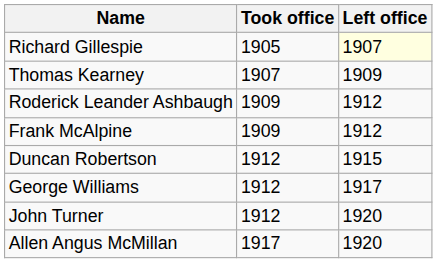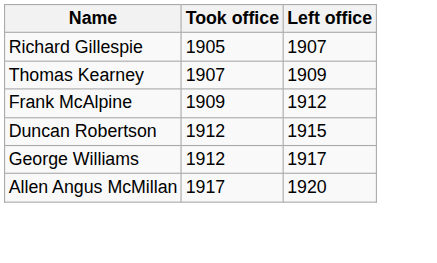(362, 46) lightyellow background -> (307, 46) no background
- row: (121, 103)
- row: (56, 215)
